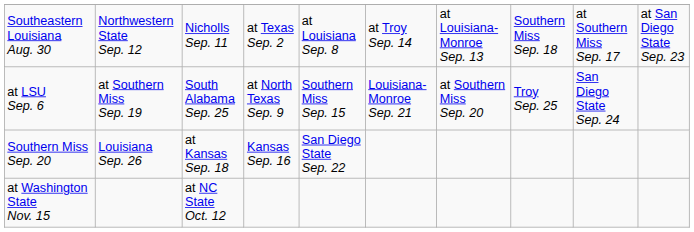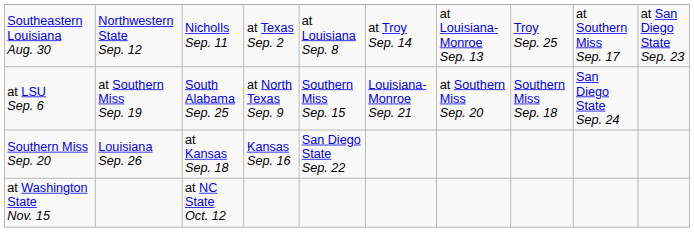(539, 35) Southern Miss Sep. 18 -> (536, 35) Troy Sep. 25
(536, 98) Troy Sep. 25 -> (539, 98) Southern Miss Sep. 18
